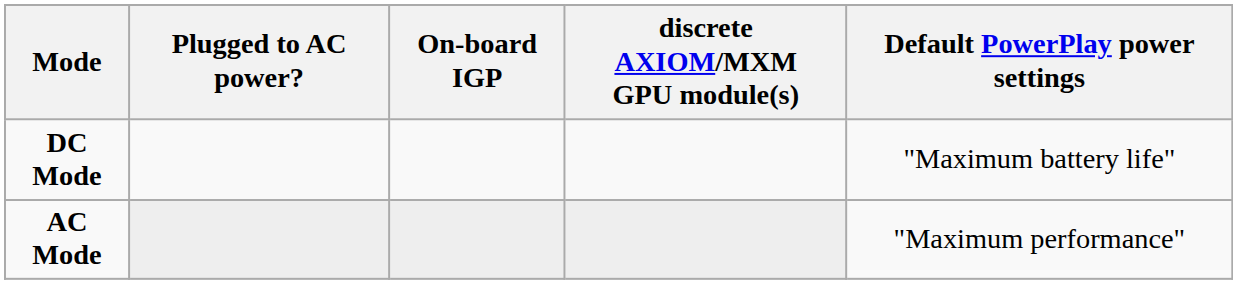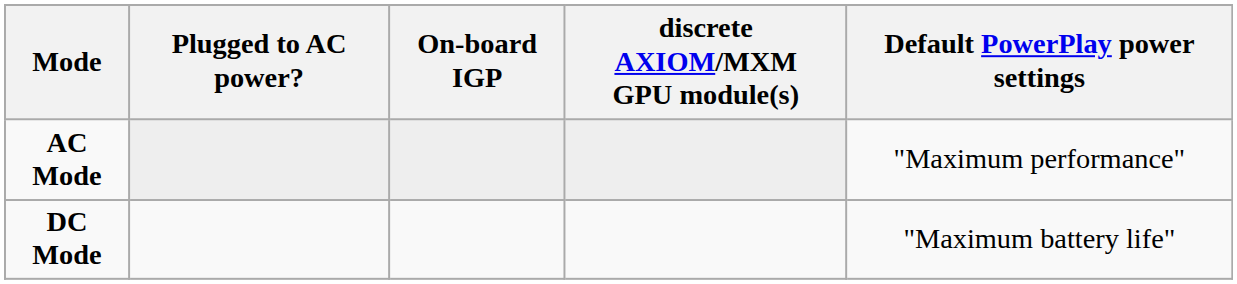rows swapped: (67, 239) <-> (67, 158)
